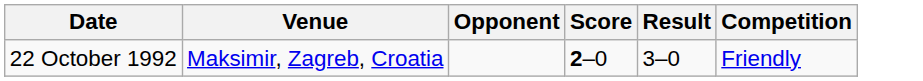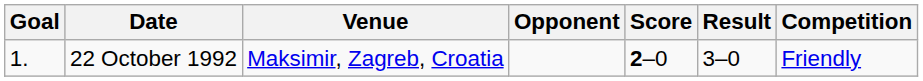+ column: (35, 22)
